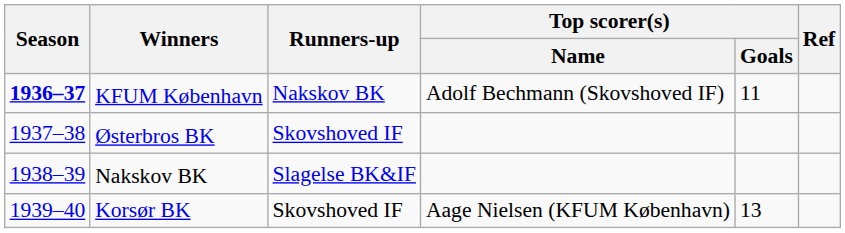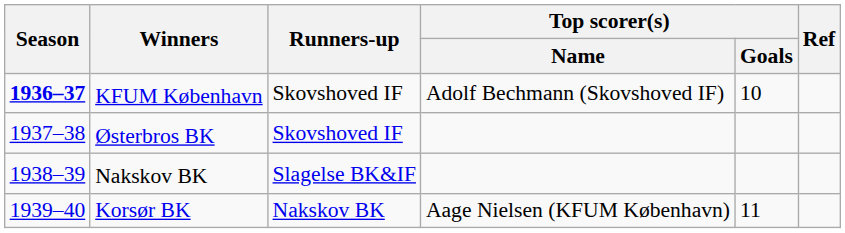(329, 93) Nakskov BK -> (338, 93) Skovshoved IF
(750, 93) 11 -> (751, 93) 10
(338, 210) Skovshoved IF -> (329, 210) Nakskov BK
(751, 210) 13 -> (750, 210) 11
